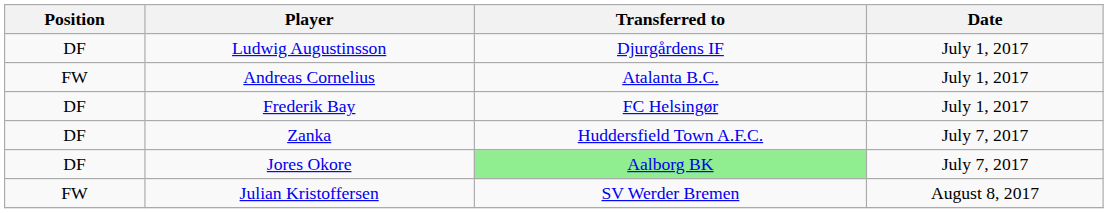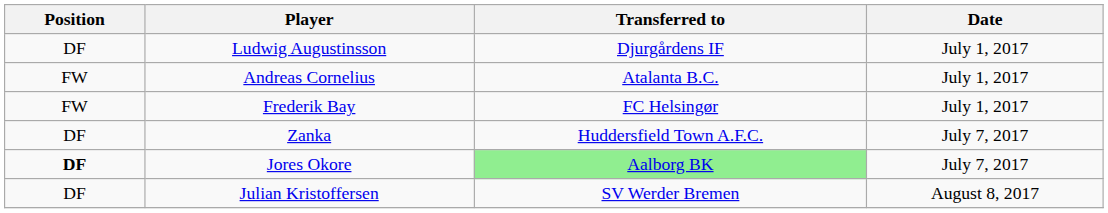(74, 106) DF -> (74, 106) FW
(74, 164) normal -> (74, 164) bold
(74, 193) FW -> (74, 193) DF
